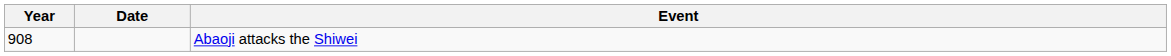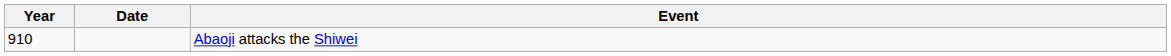(20, 39) 908 -> (20, 39) 910
